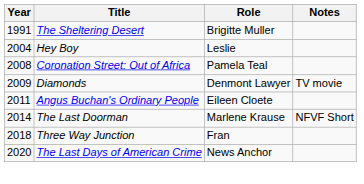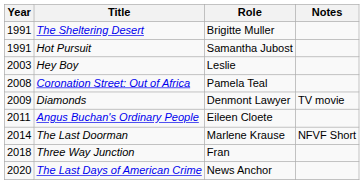+ row: (64, 48)
(19, 48) 2004 -> (19, 65) 2003
